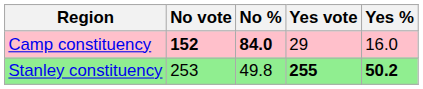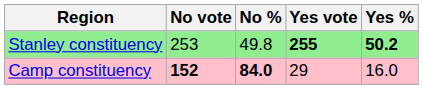rows swapped: (85, 71) <-> (80, 44)
